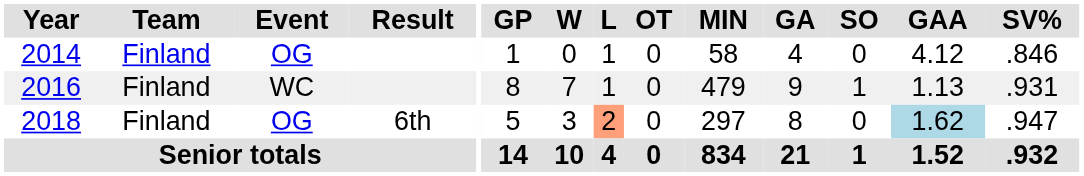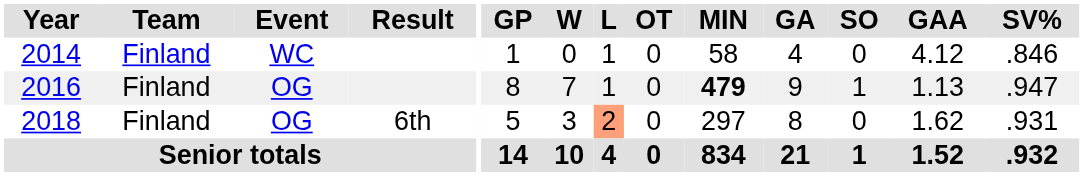(292, 54) OG -> (292, 54) WC
(292, 87) WC -> (292, 87) OG
(723, 87) normal -> (723, 87) bold
(1032, 87) .931 -> (1032, 87) .947
(938, 121) lightblue background -> (938, 121) no background
(1032, 121) .947 -> (1032, 121) .931
